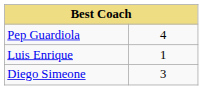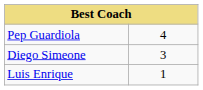rows swapped: (46, 74) <-> (40, 54)
